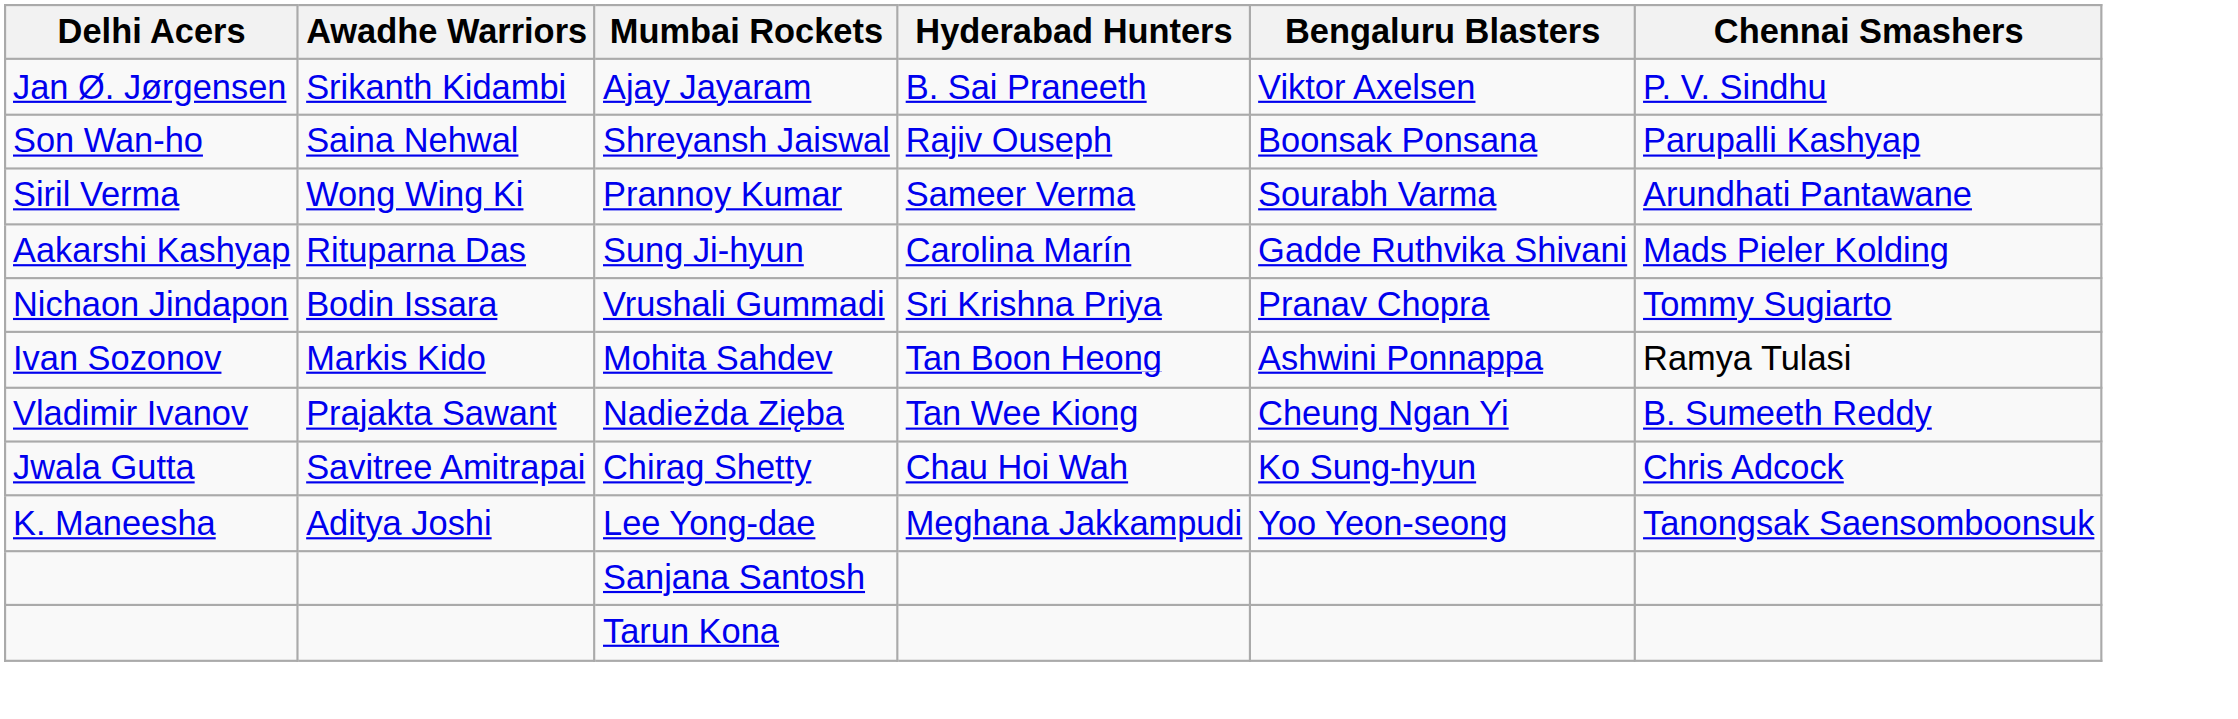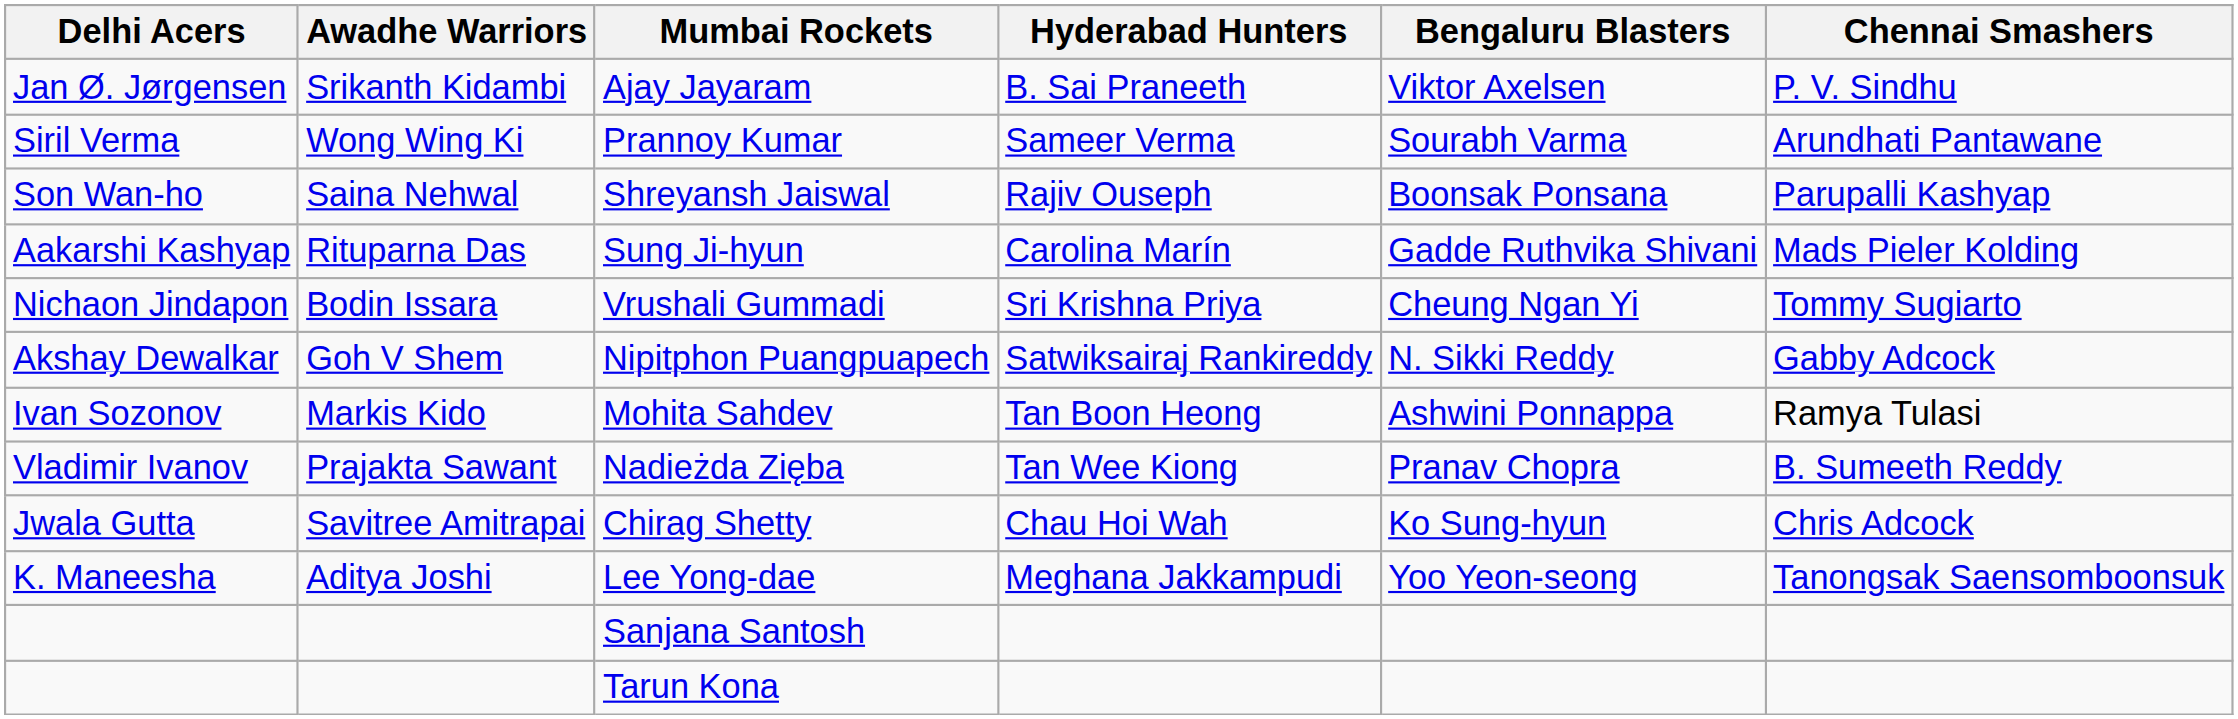rows swapped: (723, 195) <-> (746, 140)
(1374, 304) Pranav Chopra -> (1513, 304) Cheung Ngan Yi
+ row: (796, 359)
(1383, 413) Cheung Ngan Yi -> (1504, 468) Pranav Chopra
